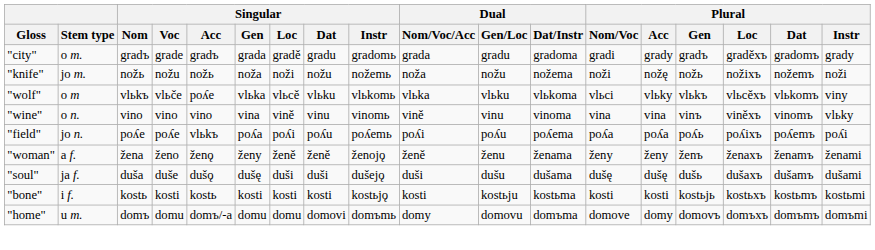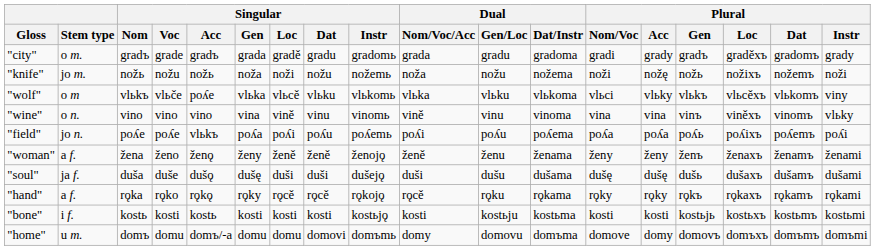+ row: (25, 194)
